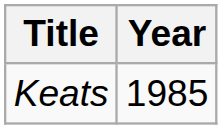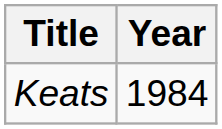(167, 92) 1985 -> (167, 92) 1984
